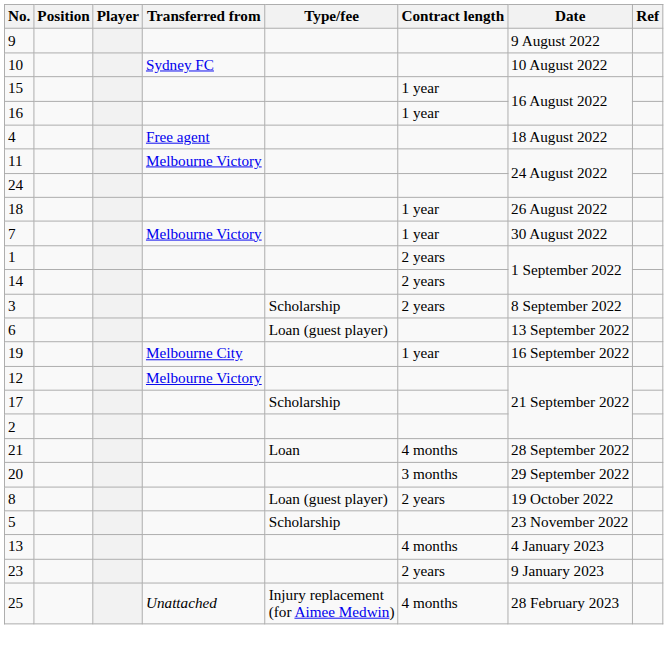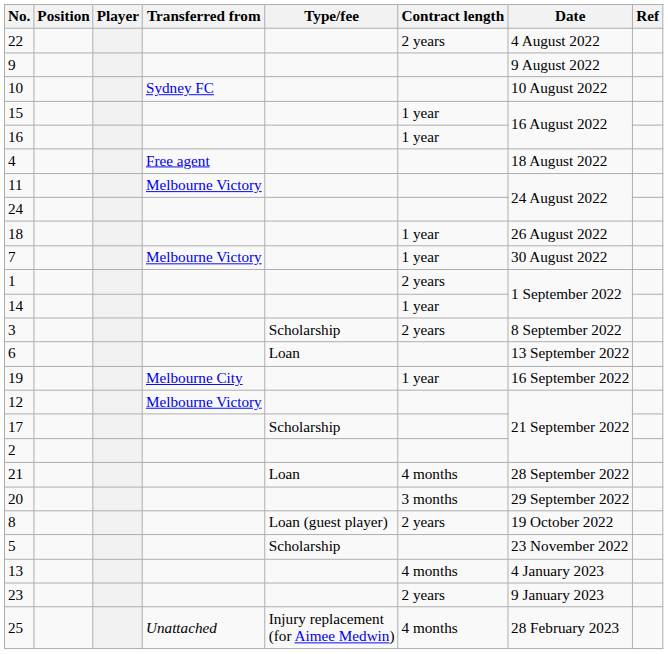+ row: (16, 40)
(423, 281) 2 years -> (420, 305) 1 year
(328, 329) Loan (guest player) -> (284, 354) Loan
